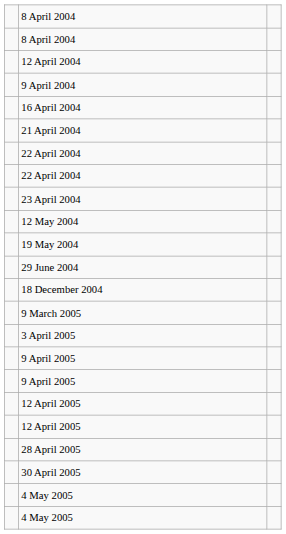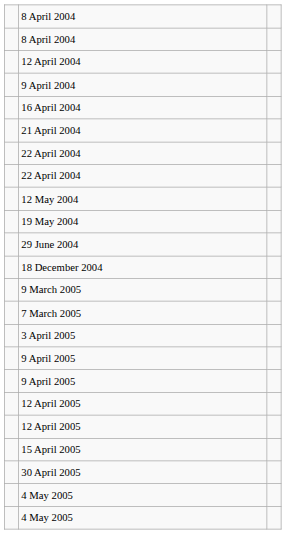- row: (12, 199)
+ row: (12, 313)
+ row: (12, 450)
- row: (12, 450)
